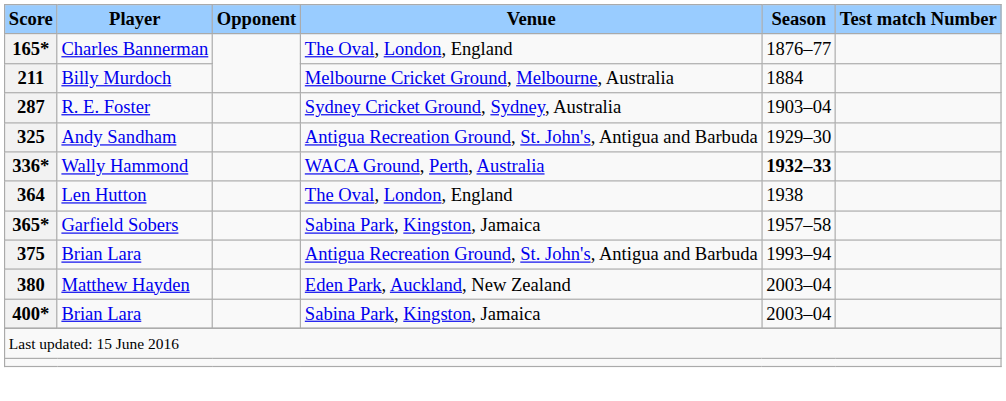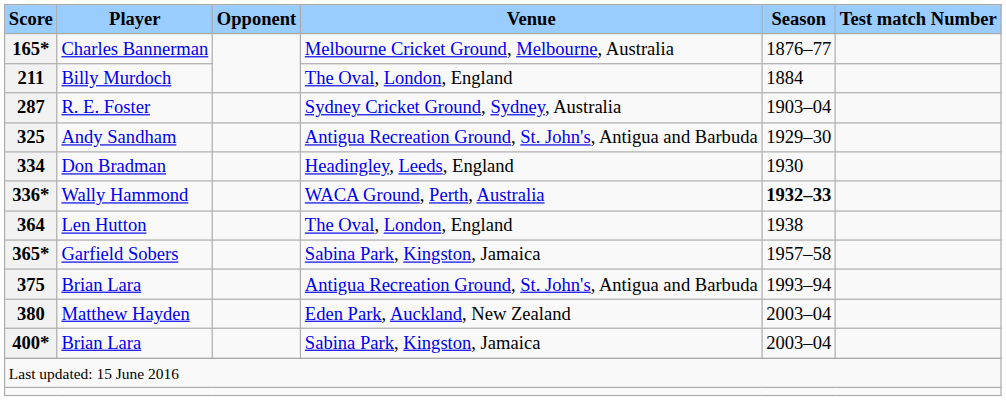(409, 48) The Oval, London, England -> (489, 48) Melbourne Cricket Ground, Melbourne, Australia
(489, 78) Melbourne Cricket Ground, Melbourne, Australia -> (409, 78) The Oval, London, England
+ row: (31, 166)
